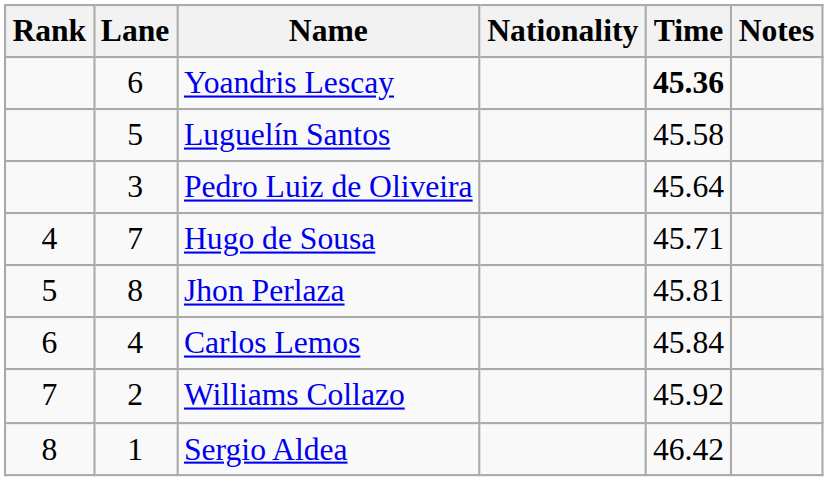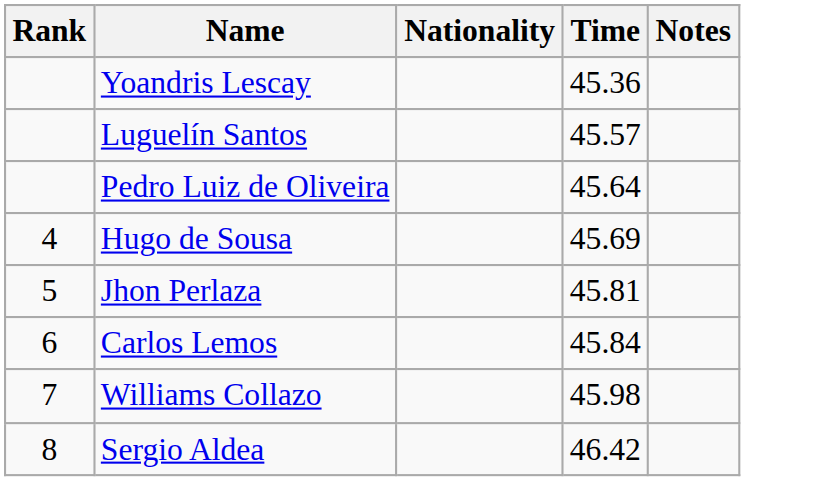- column: (135, 30)
(688, 82) bold -> (605, 82) normal
(688, 135) 45.58 -> (605, 135) 45.57
(688, 239) 45.71 -> (605, 239) 45.69
(688, 395) 45.92 -> (605, 395) 45.98
